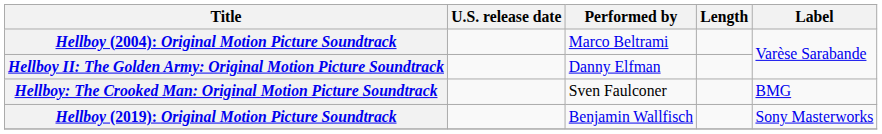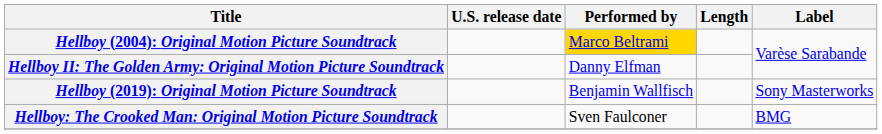(619, 41) no background -> (619, 41) gold background
rows swapped: (226, 116) <-> (226, 91)
